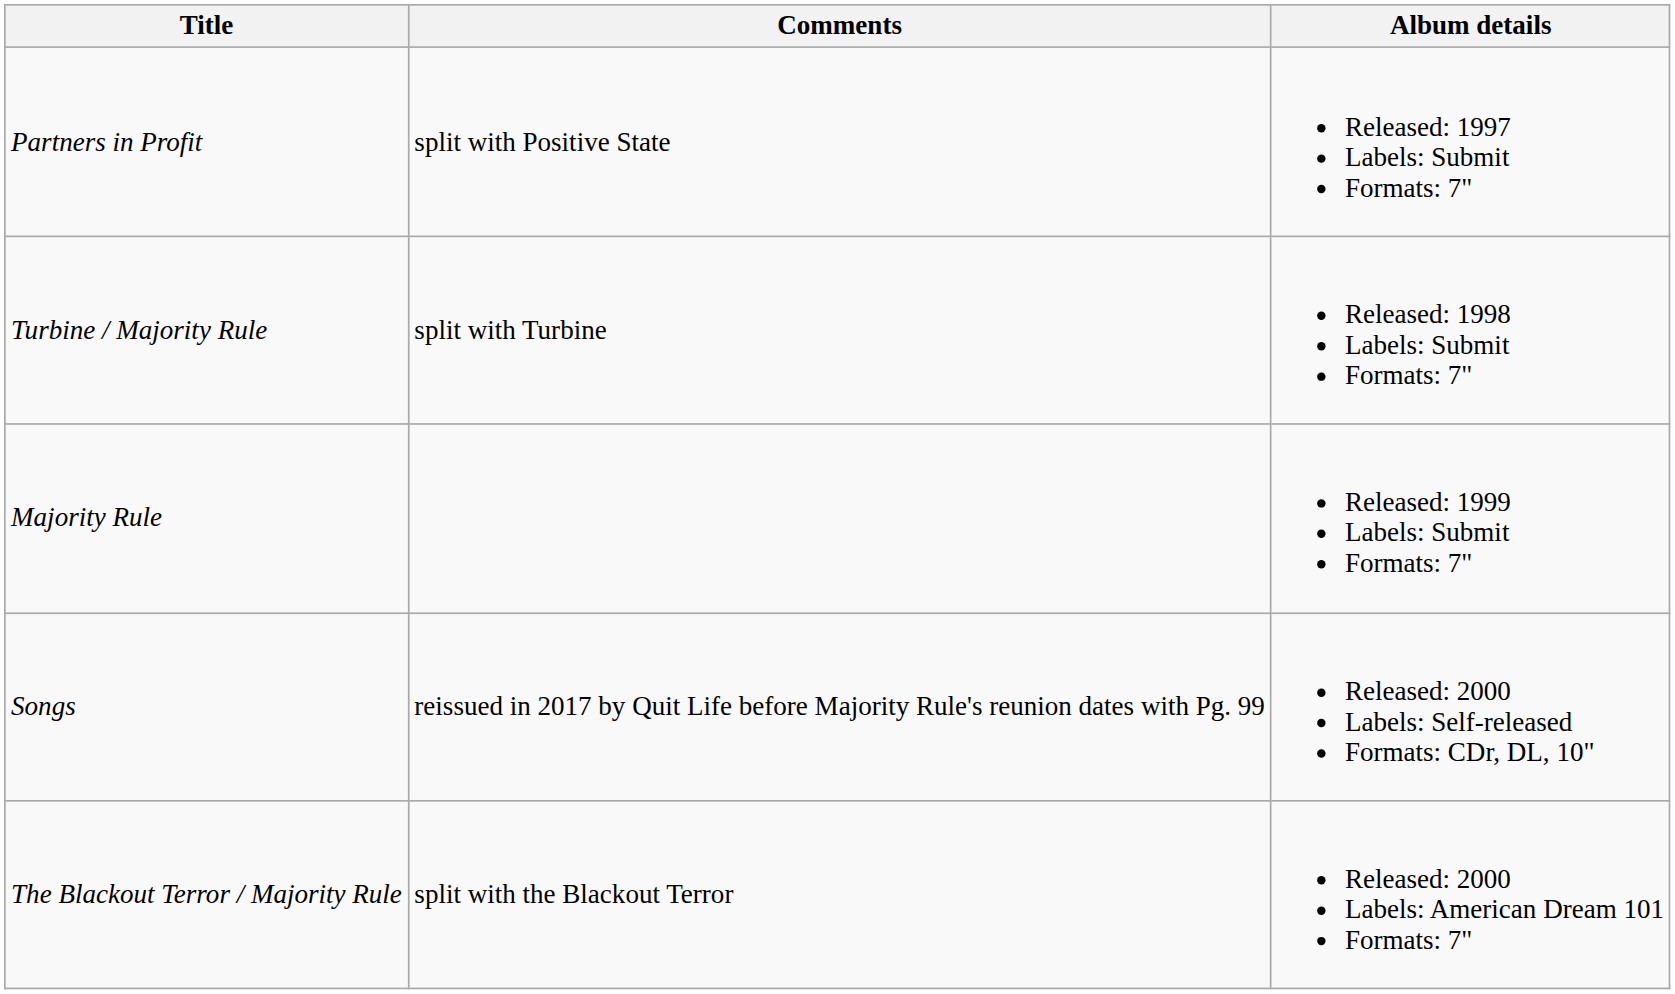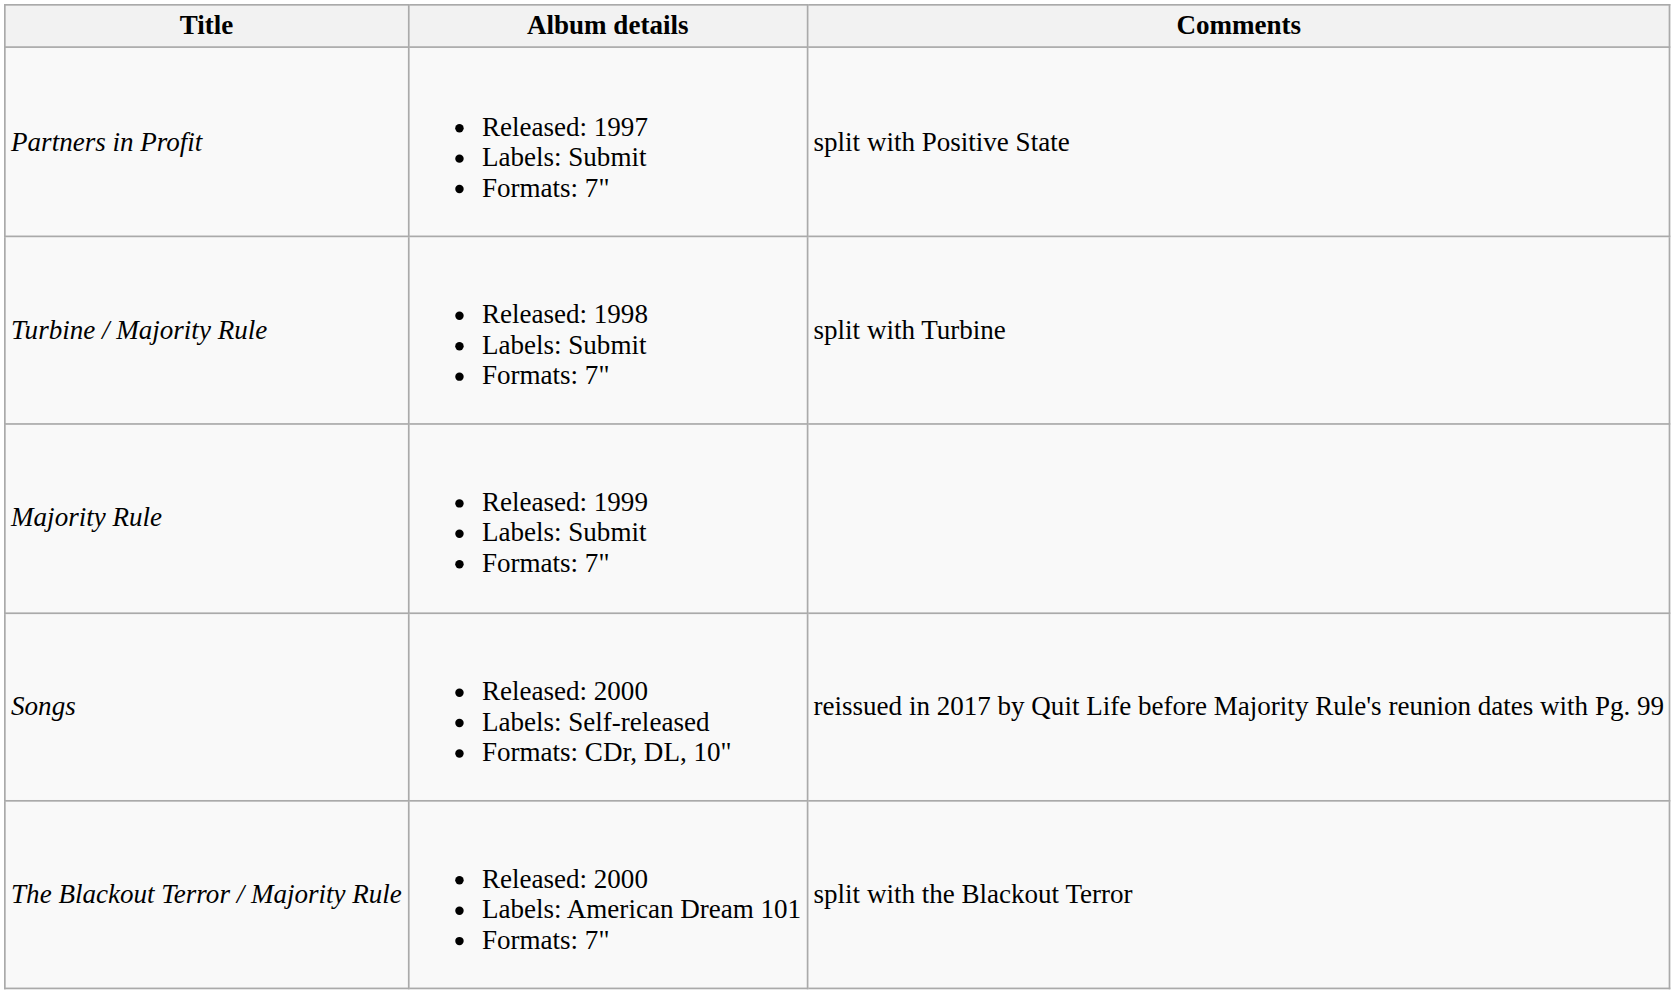columns swapped: (1471, 25) <-> (840, 25)
